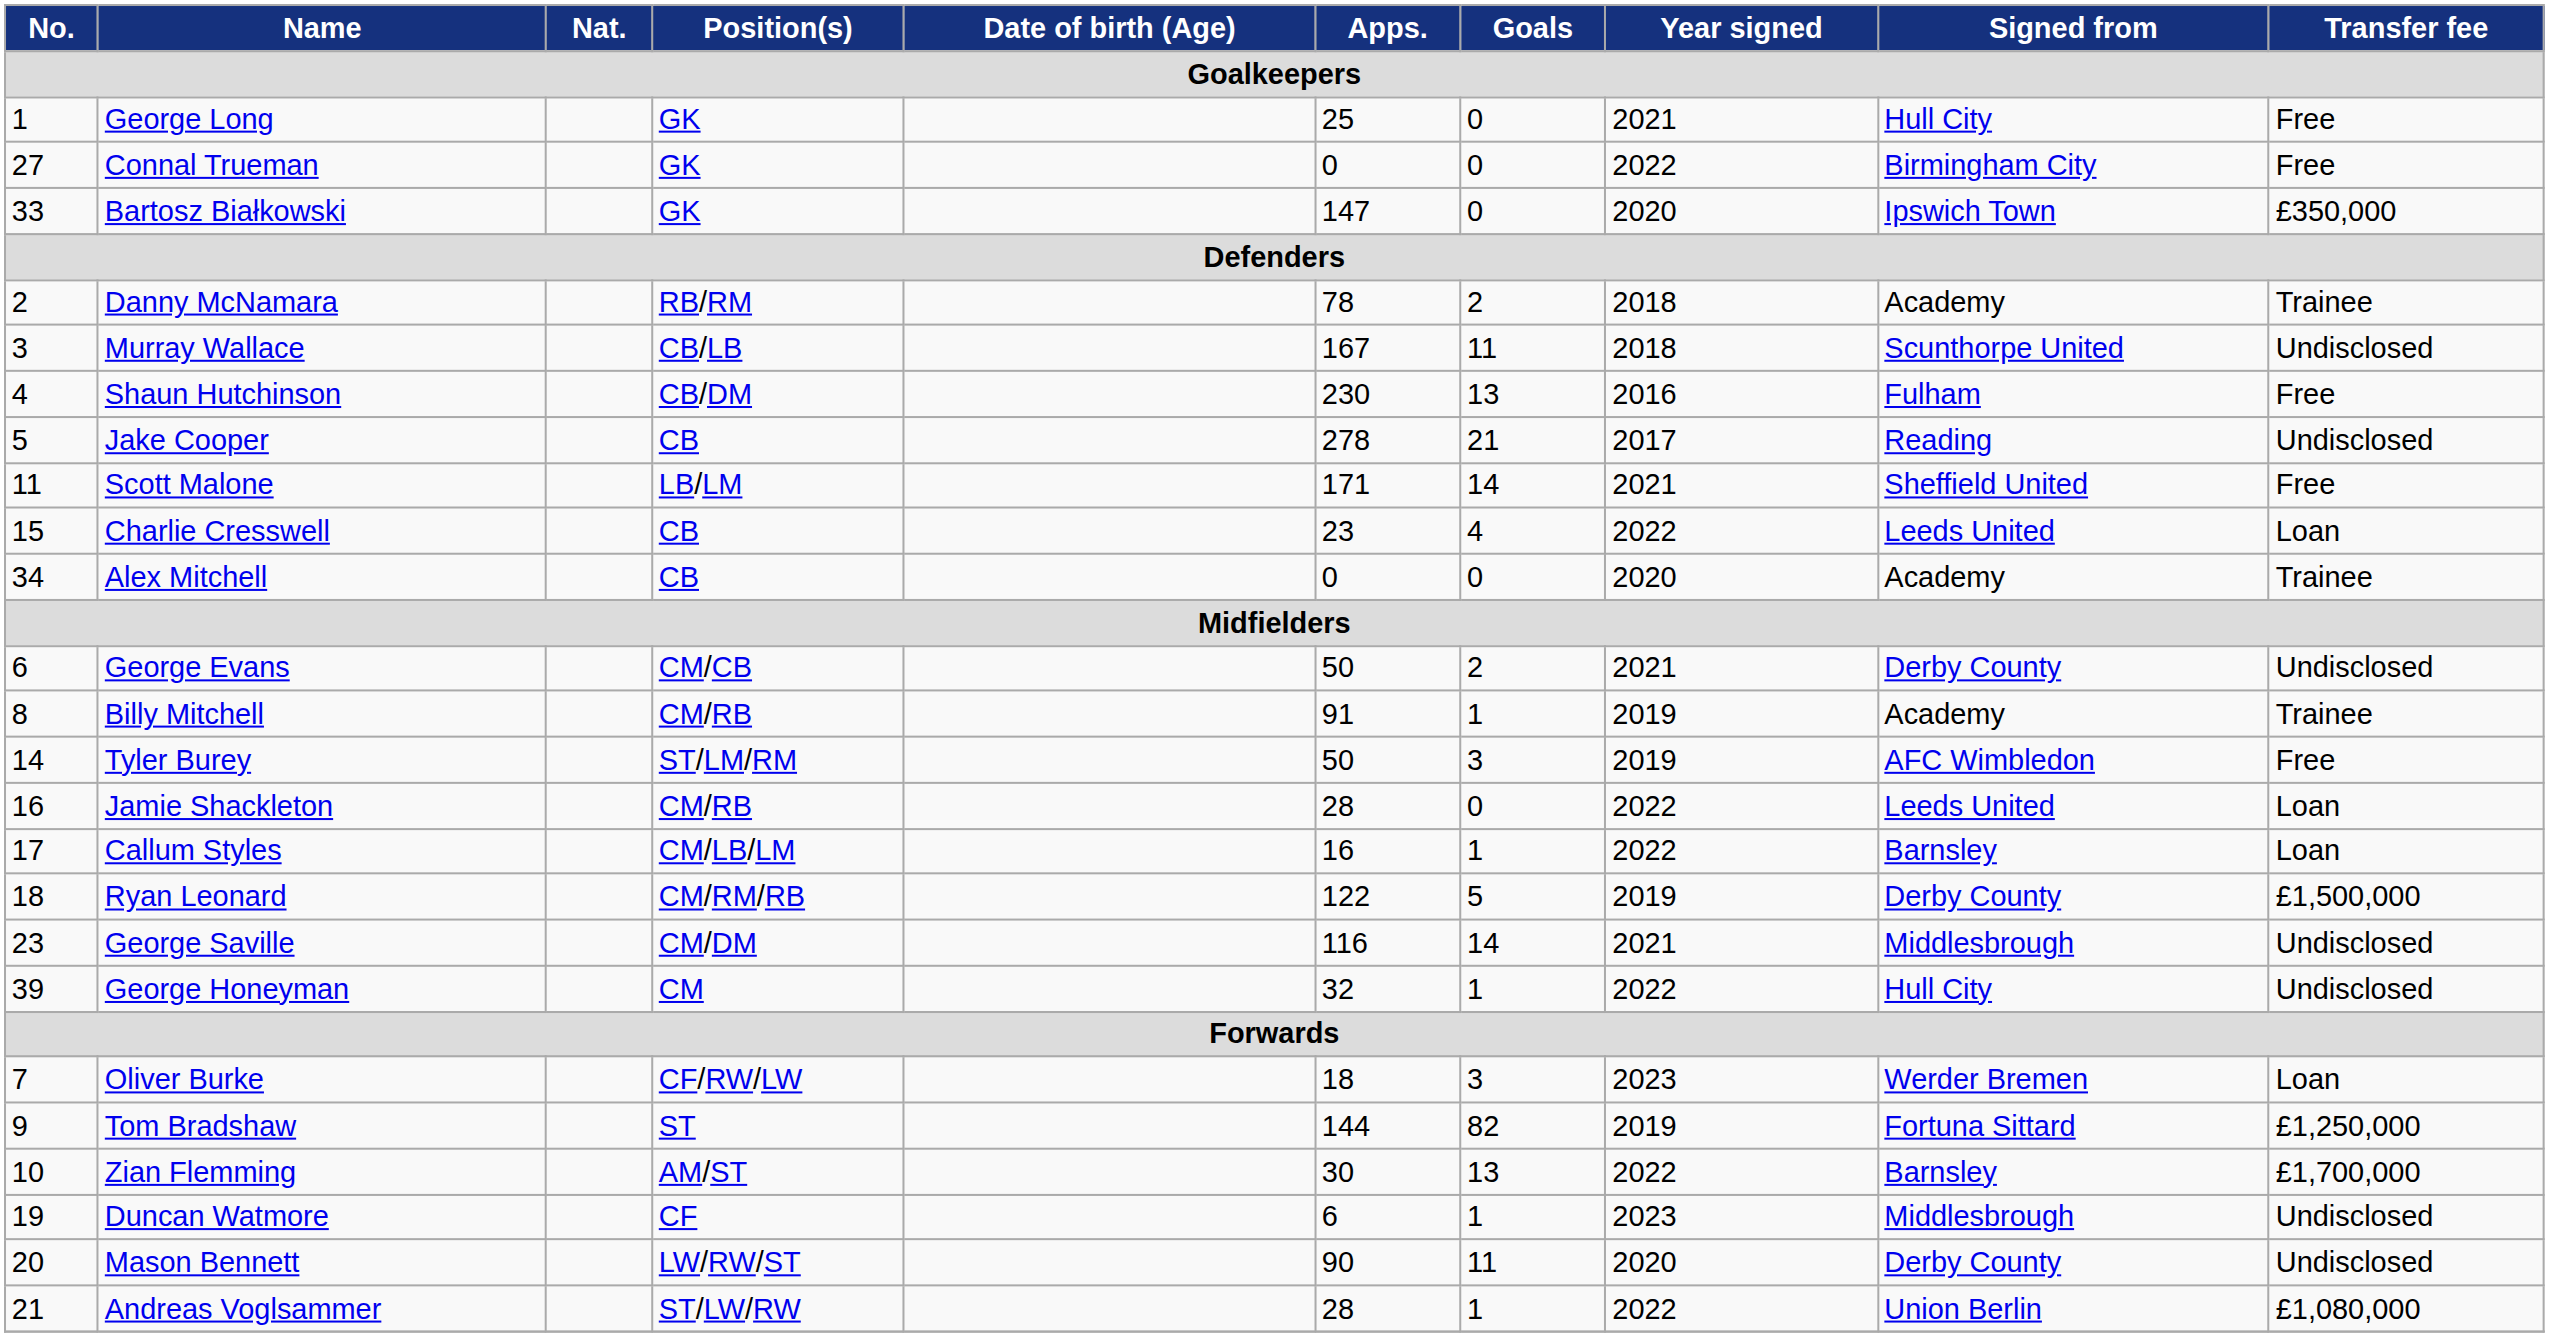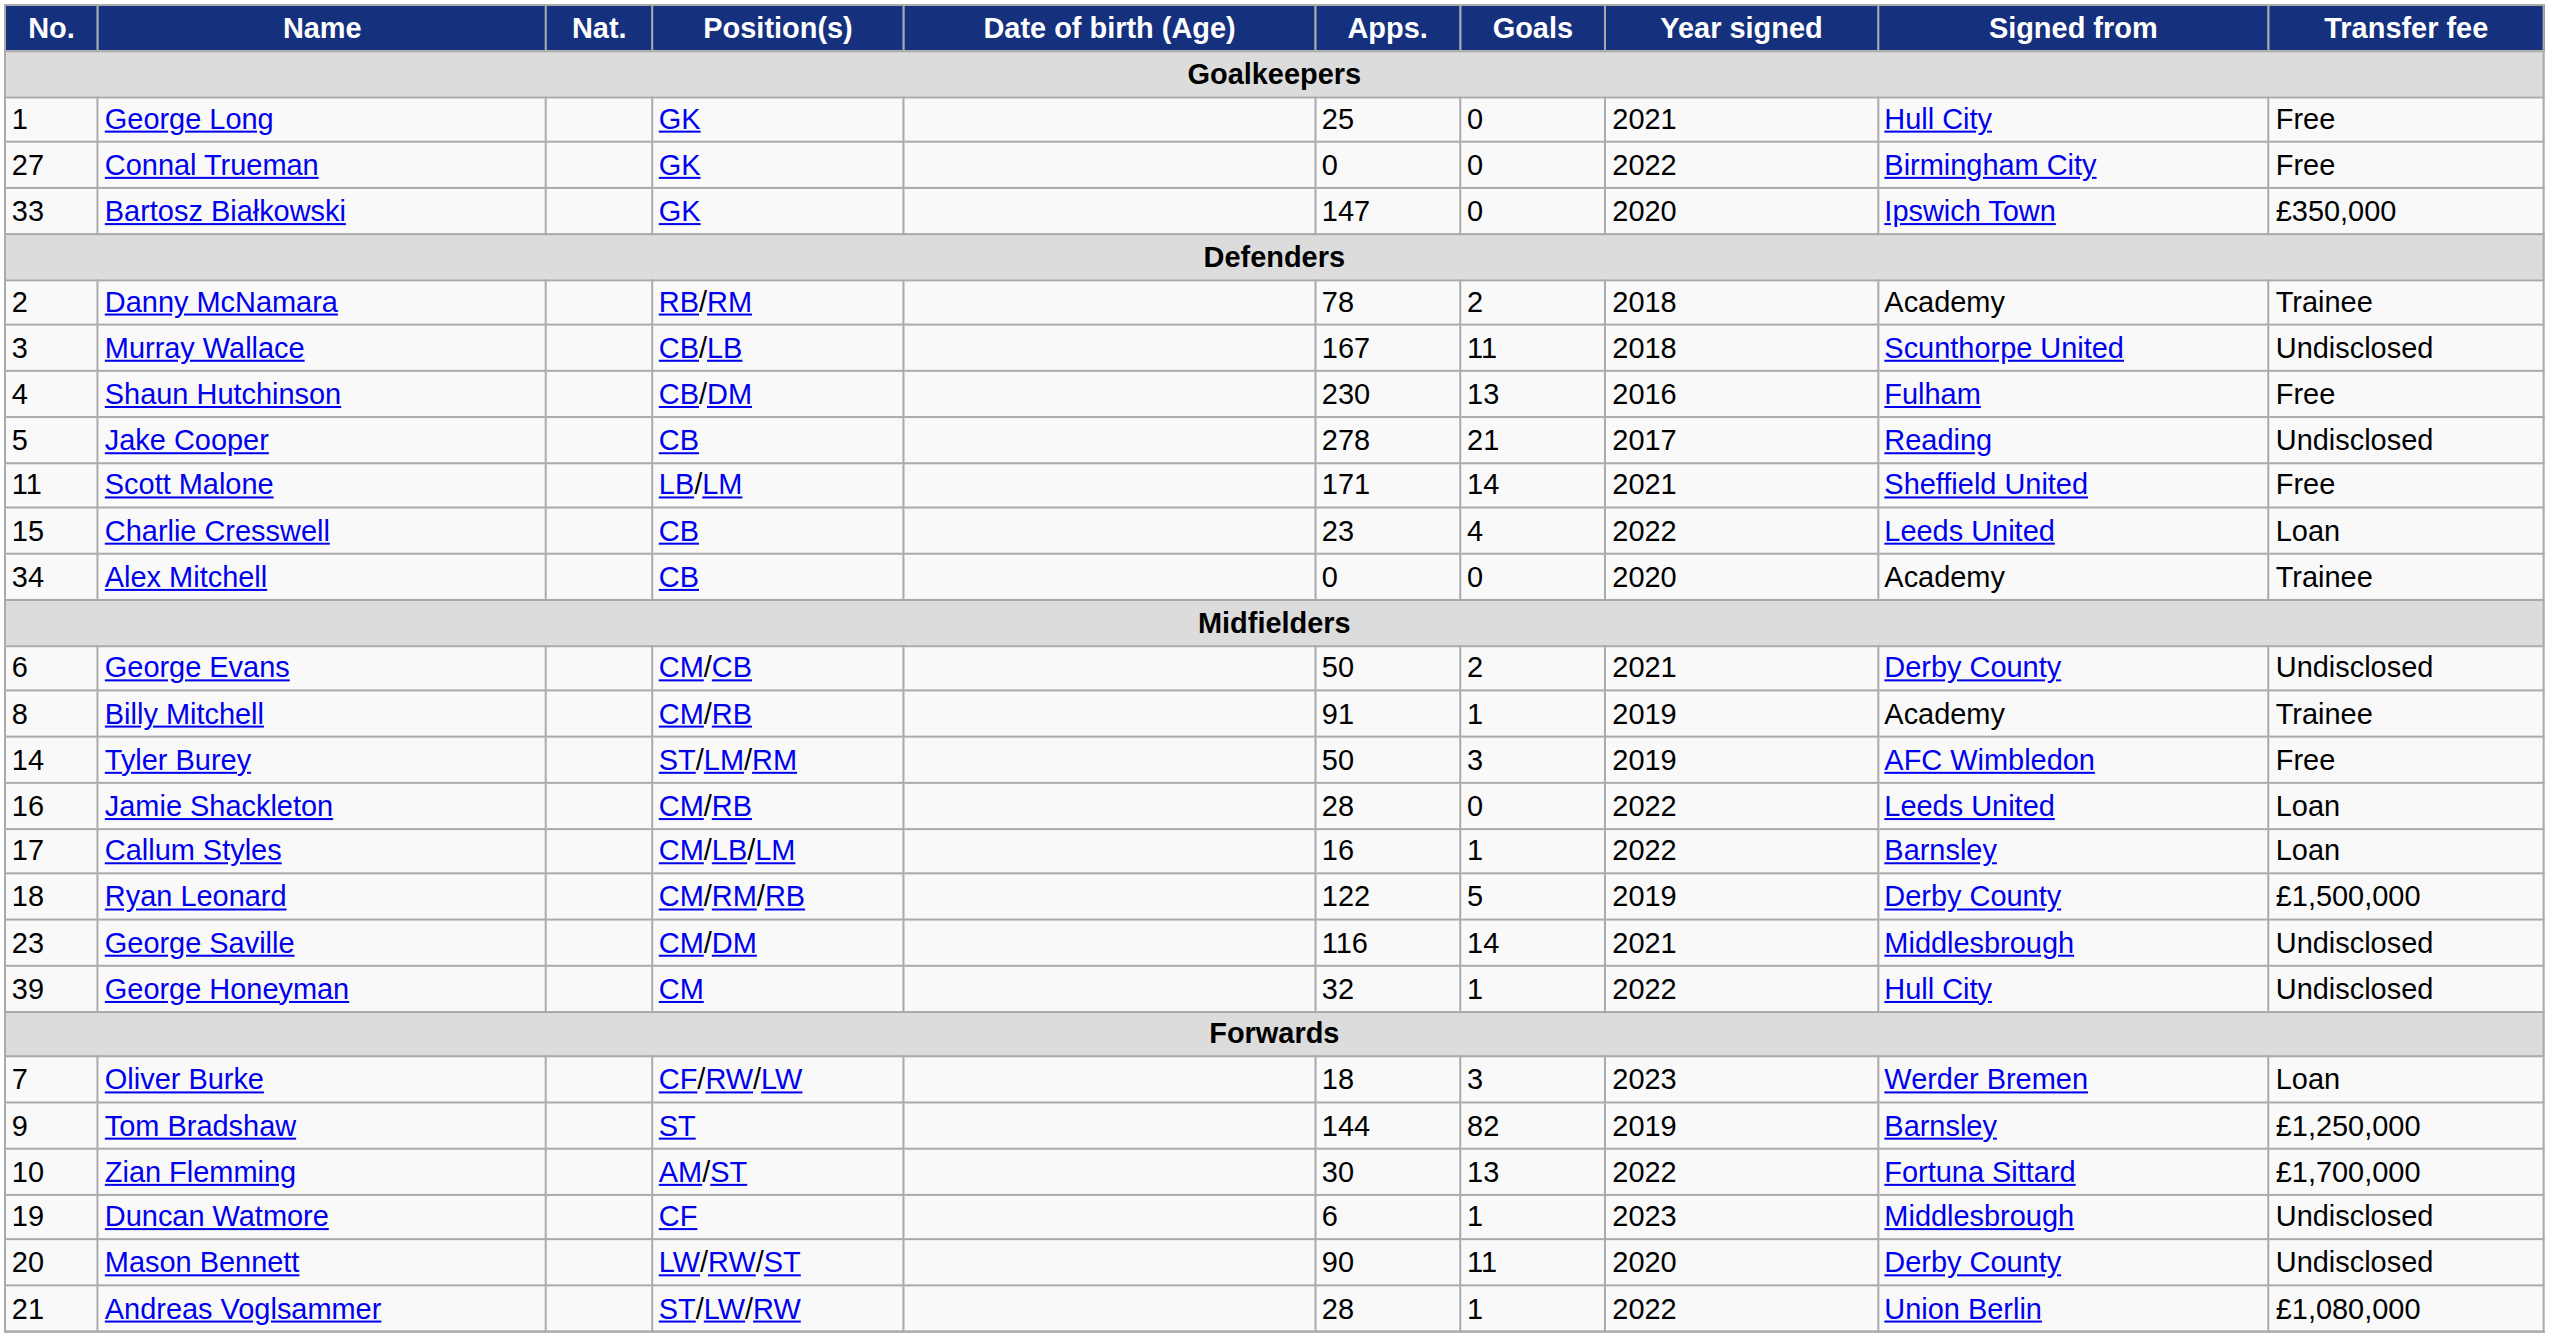(1980, 1126) Fortuna Sittard -> (1941, 1126) Barnsley
(1941, 1171) Barnsley -> (1980, 1171) Fortuna Sittard
